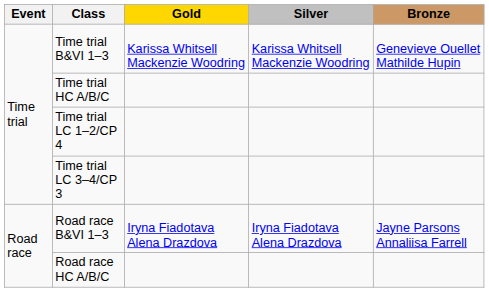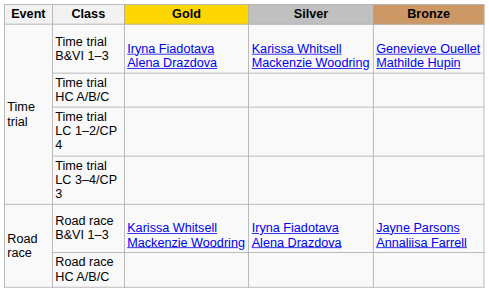(186, 55) Karissa Whitsell Mackenzie Woodring -> (172, 55) Iryna Fiadotava Alena Drazdova
(172, 235) Iryna Fiadotava Alena Drazdova -> (186, 235) Karissa Whitsell Mackenzie Woodring
